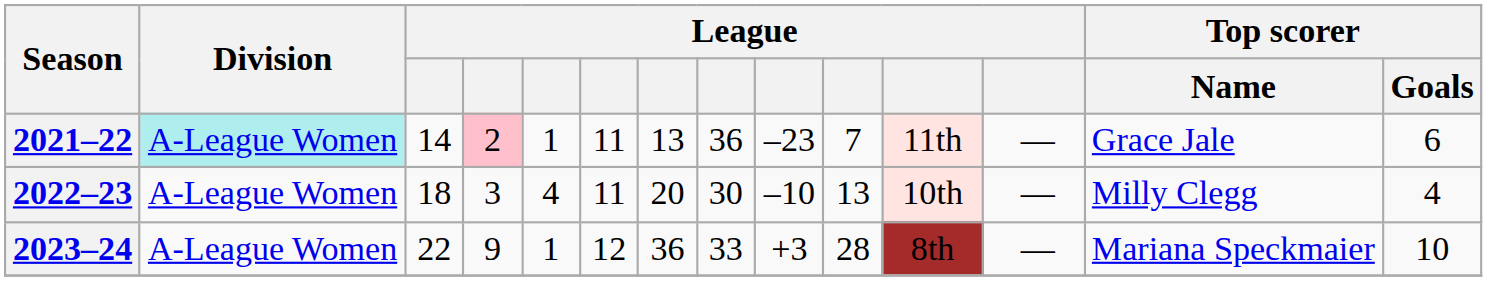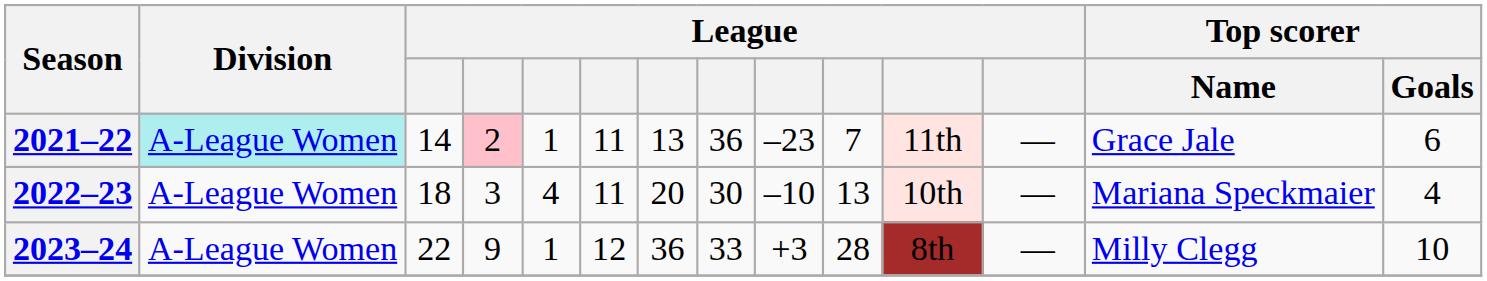(1175, 193) Milly Clegg -> (1233, 193) Mariana Speckmaier
(1233, 247) Mariana Speckmaier -> (1175, 247) Milly Clegg
